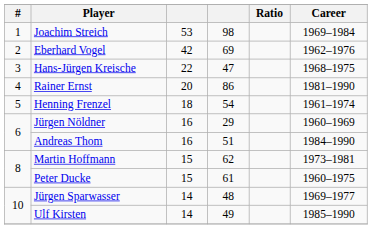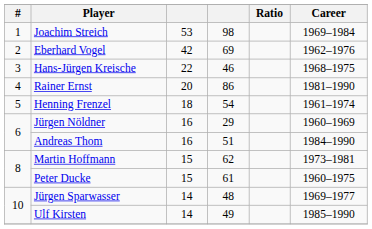(228, 68) 47 -> (228, 68) 46
